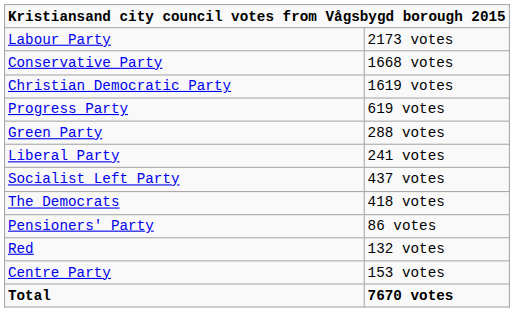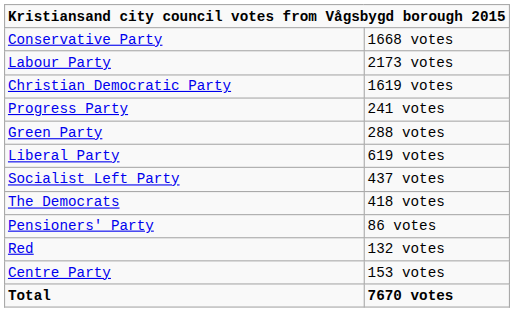rows swapped: (59, 40) <-> (85, 63)
(406, 109) 619 votes -> (406, 109) 241 votes
(406, 156) 241 votes -> (406, 156) 619 votes
